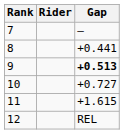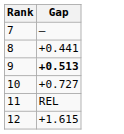- column: (55, 14)
(97, 102) +1.615 -> (49, 102) REL
(87, 120) REL -> (59, 120) +1.615
